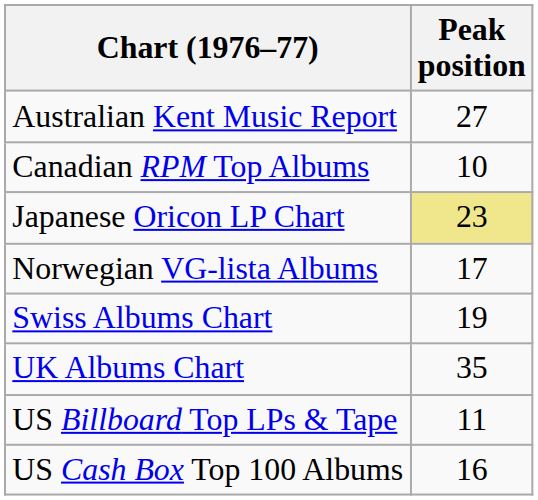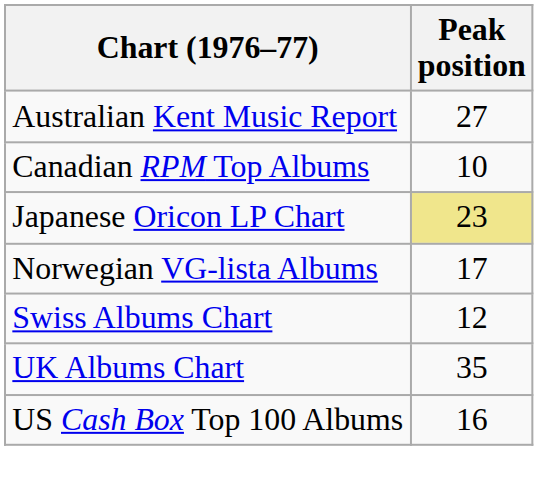(472, 318) 19 -> (472, 318) 12
- row: (205, 419)
